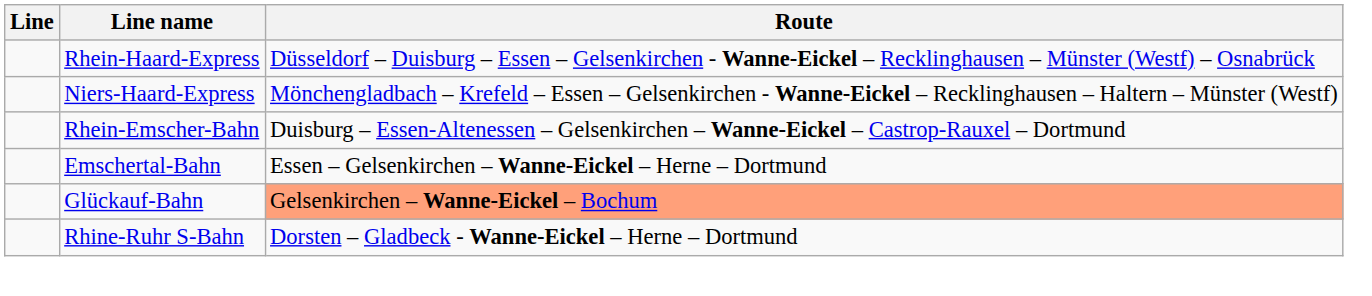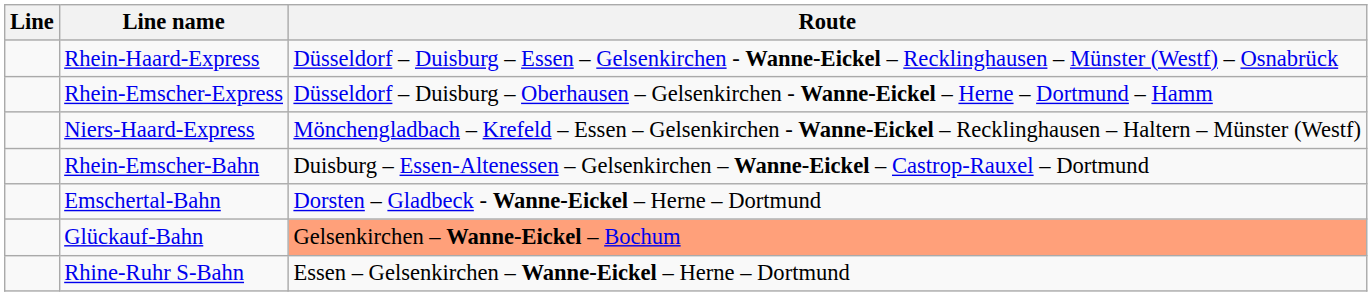+ row: (174, 93)
(548, 165) Essen – Gelsenkirchen – Wanne-Eickel – Herne – Dortmund -> (557, 201) Dorsten – Gladbeck - Wanne-Eickel – Herne – Dortmund
(534, 237) Dorsten – Gladbeck - Wanne-Eickel – Herne – Dortmund -> (572, 272) Essen – Gelsenkirchen – Wanne-Eickel – Herne – Dortmund
